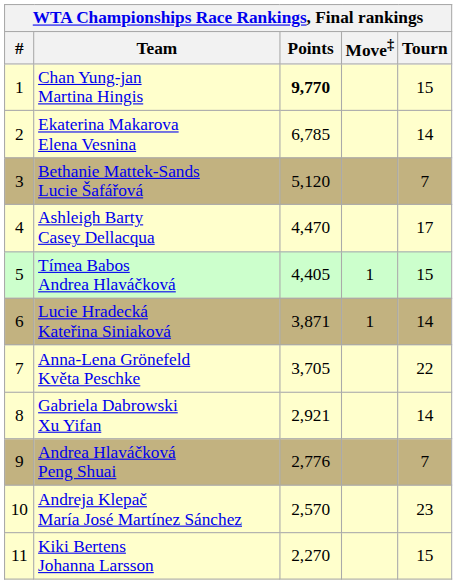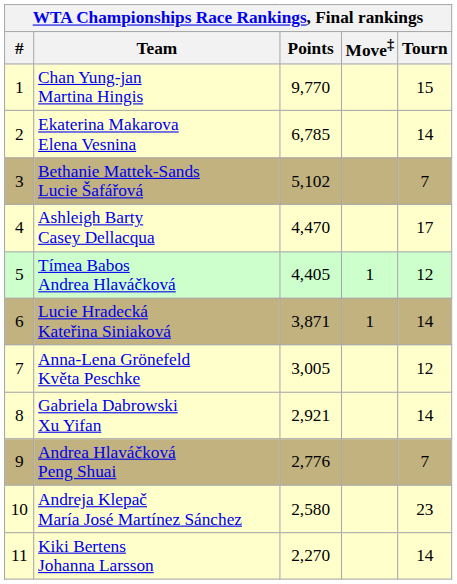(311, 87) bold -> (311, 87) normal
(311, 181) 5,120 -> (311, 181) 5,102
(425, 274) 15 -> (425, 274) 12
(311, 368) 3,705 -> (311, 368) 3,005
(425, 368) 22 -> (425, 368) 12
(311, 509) 2,570 -> (311, 509) 2,580
(425, 555) 15 -> (425, 555) 14
